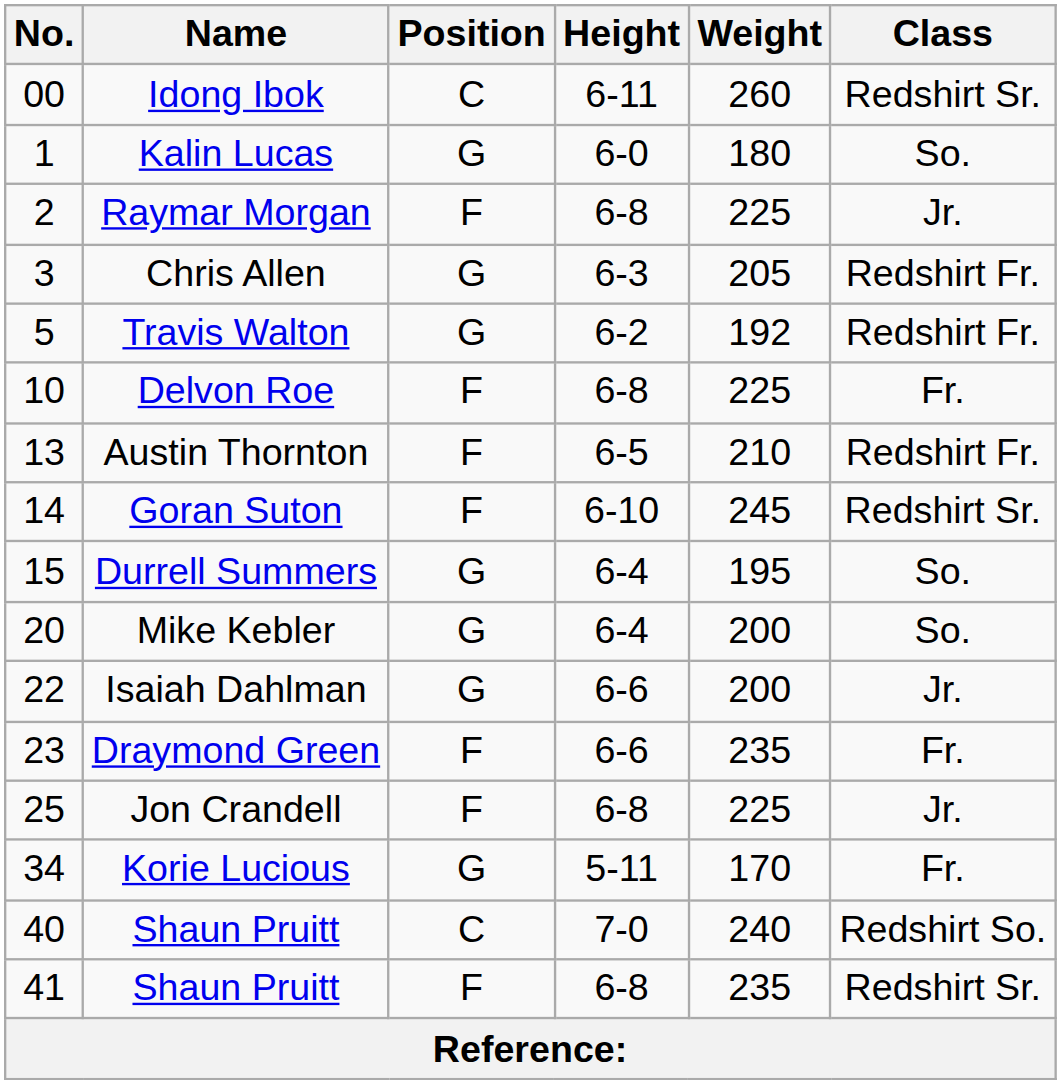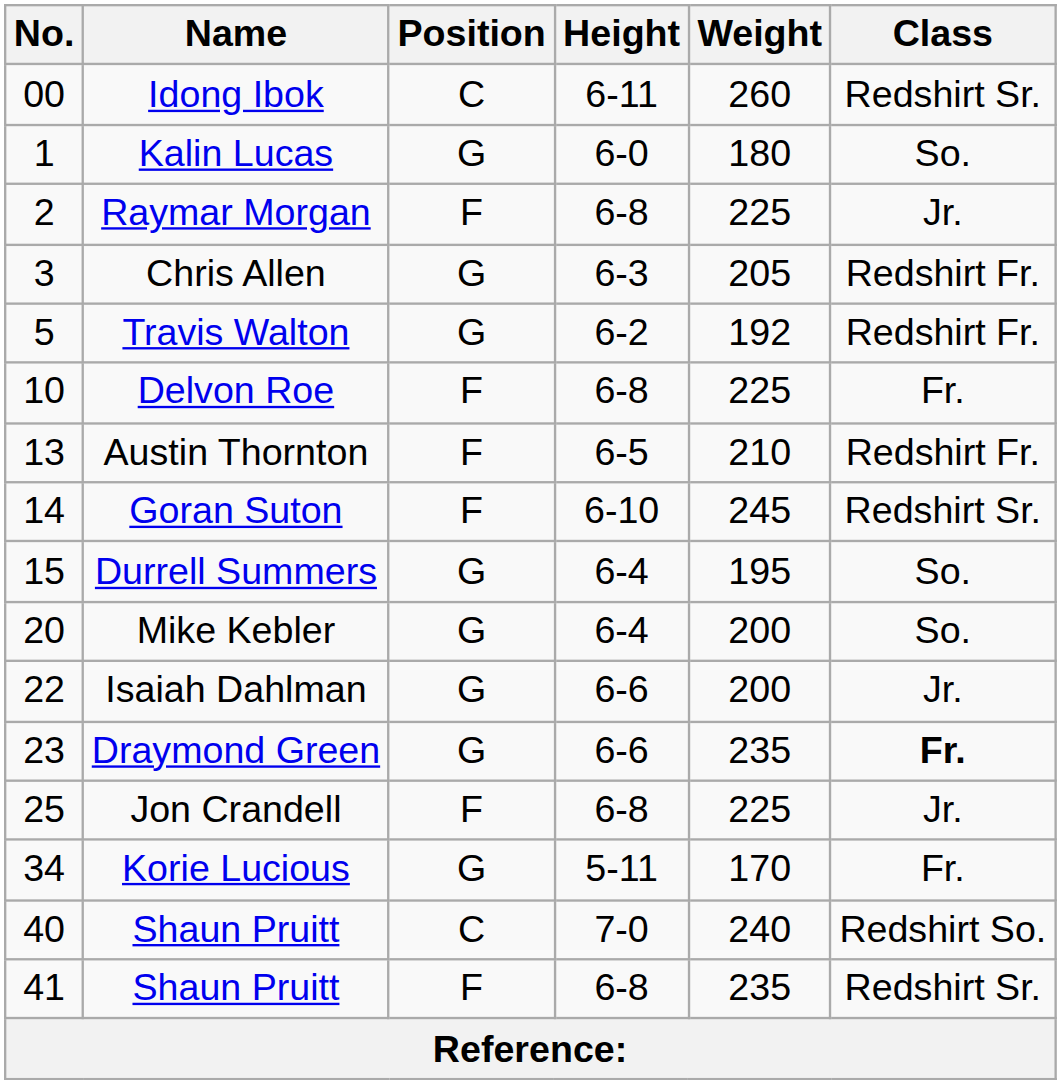(472, 749) F -> (472, 749) G
(943, 749) normal -> (943, 749) bold
